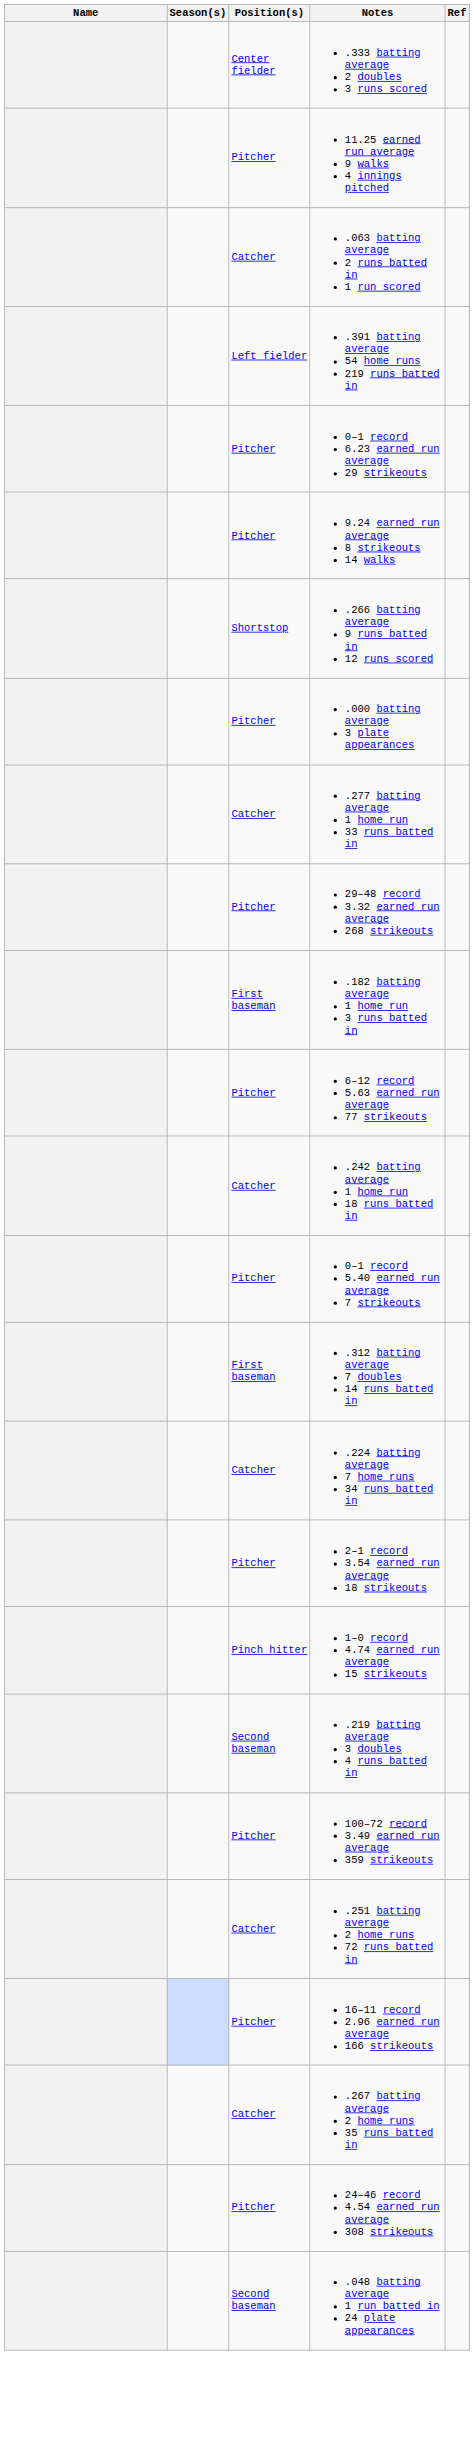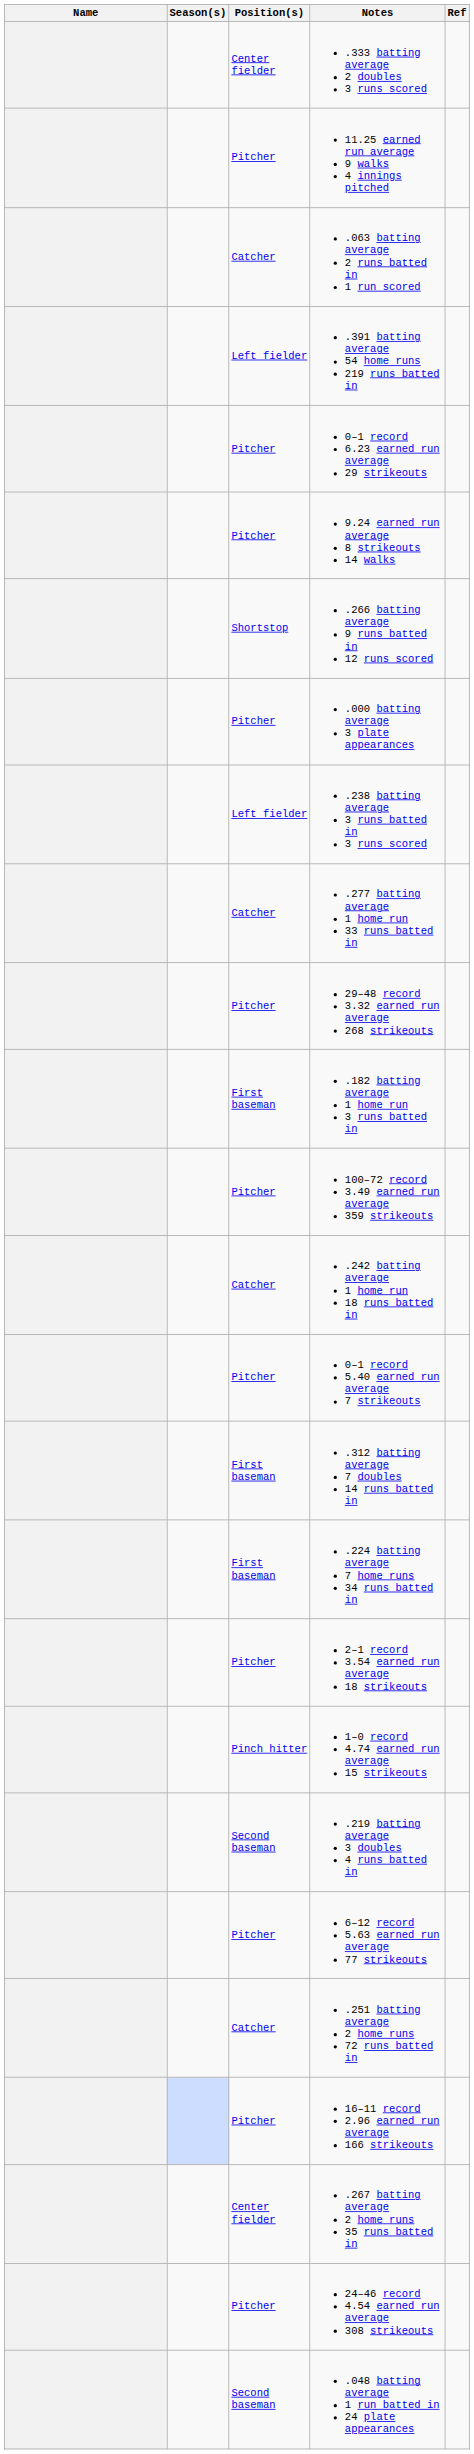+ row: (377, 820)
rows swapped: (377, 1099) <-> (377, 1842)
(254, 1471) Catcher -> (254, 1570) First baseman
(254, 2115) Catcher -> (254, 2214) Center fielder
